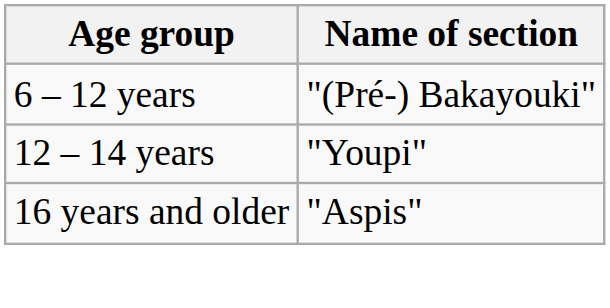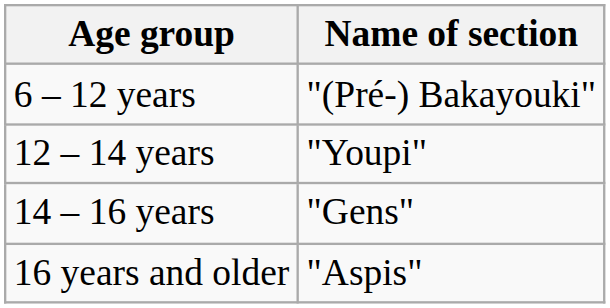+ row: (114, 212)
